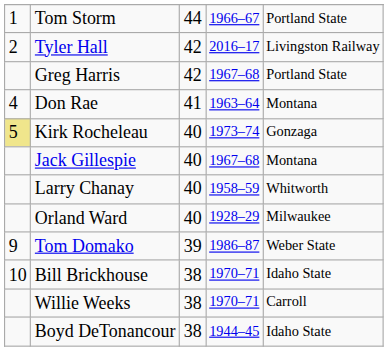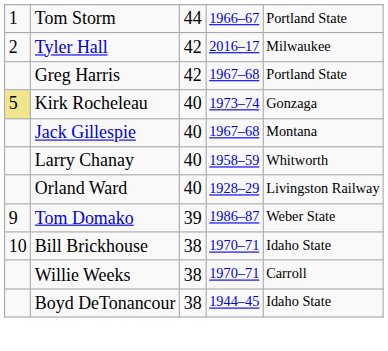(323, 47) Livingston Railway -> (298, 47) Milwaukee
- row: (66, 103)
(298, 217) Milwaukee -> (323, 189) Livingston Railway
